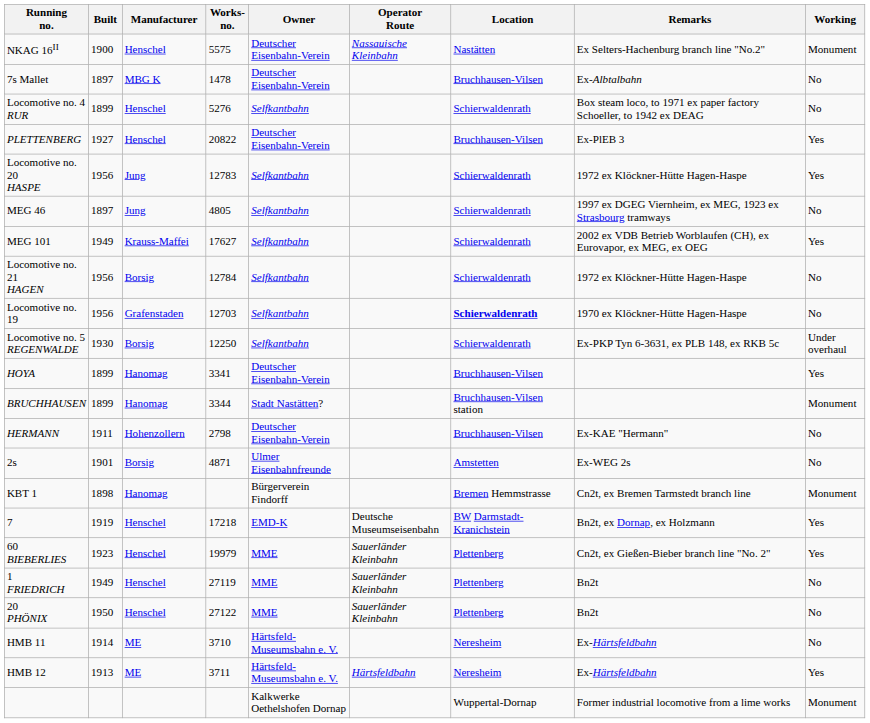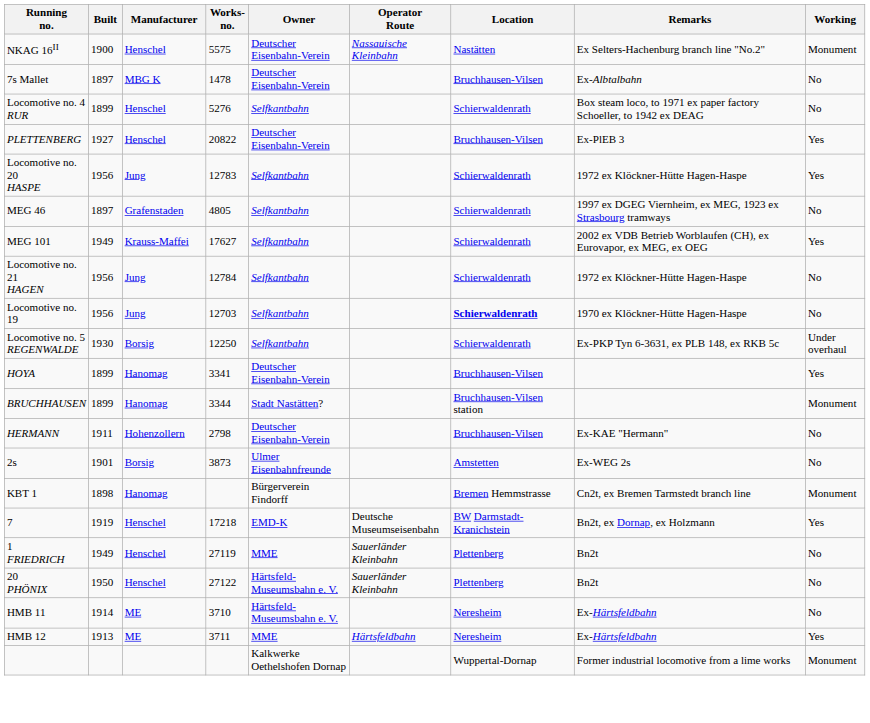(135, 211) Jung -> (154, 211) Grafenstaden
(139, 277) Borsig -> (135, 277) Jung
(154, 313) Grafenstaden -> (135, 313) Jung
(220, 463) 4871 -> (220, 463) 3873
- row: (37, 553)
(264, 612) MME -> (295, 583) Härtsfeld-Museumsbahn e. V.
(295, 672) Härtsfeld-Museumsbahn e. V. -> (264, 636) MME
